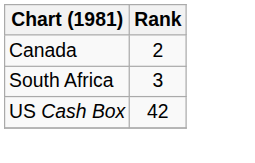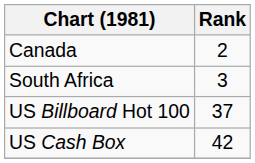+ row: (99, 111)
